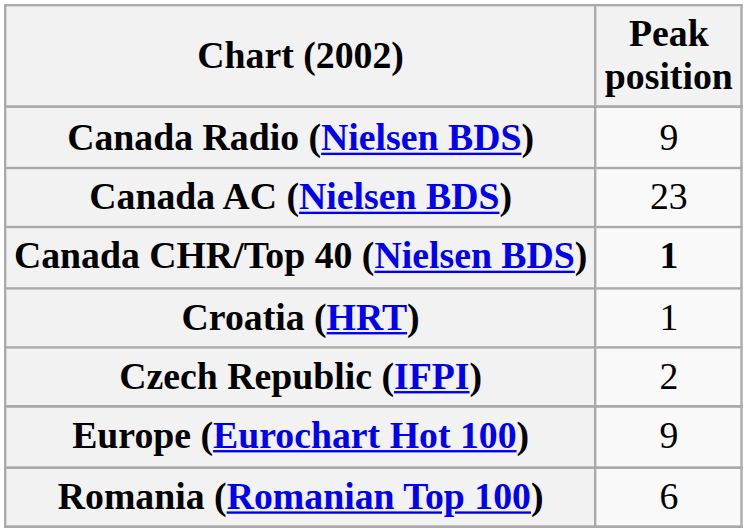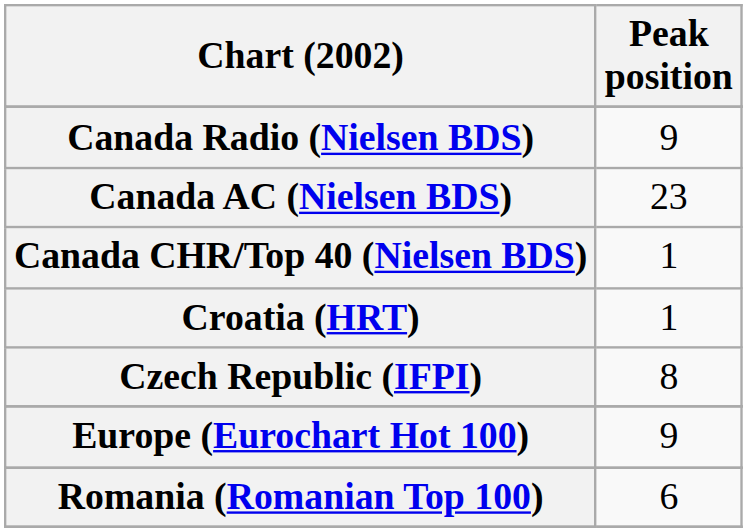(669, 256) bold -> (669, 256) normal
(669, 376) 2 -> (669, 376) 8
